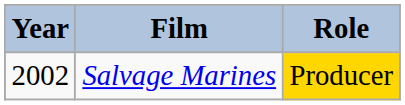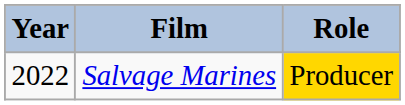(40, 75) 2002 -> (40, 75) 2022
